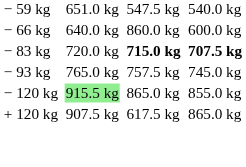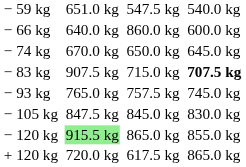+ row: (27, 51)
(92, 51) 720.0 kg -> (92, 72) 907.5 kg
(153, 51) bold -> (153, 72) normal
+ row: (31, 113)
(92, 113) 907.5 kg -> (92, 155) 720.0 kg
